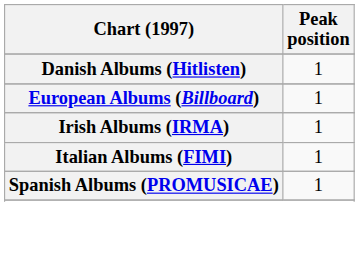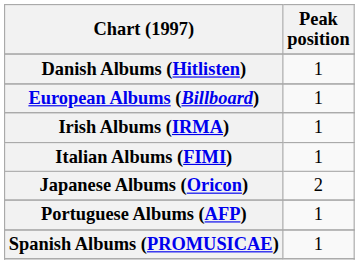+ row: (144, 185)
+ row: (144, 214)
